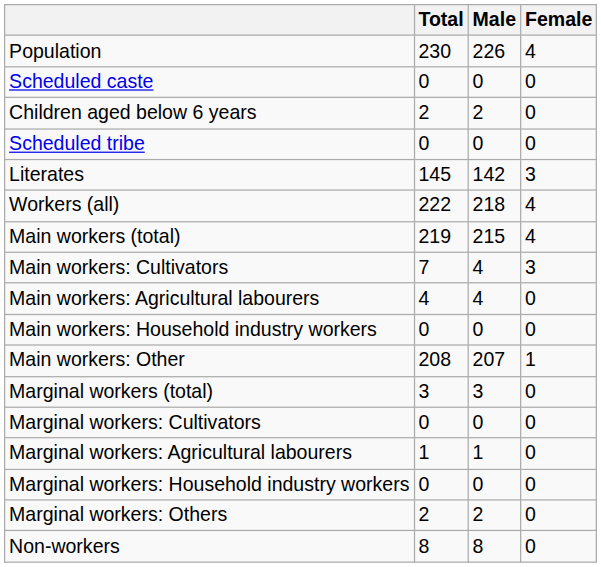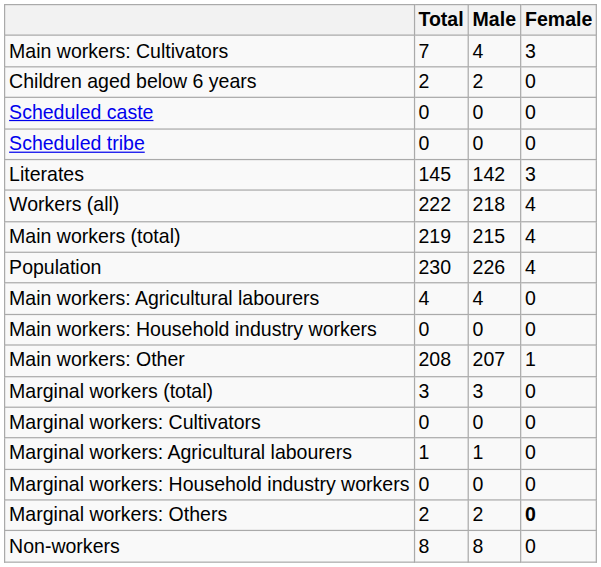rows swapped: (55, 50) <-> (119, 267)
rows swapped: (133, 112) <-> (81, 81)
(530, 515) normal -> (530, 515) bold
